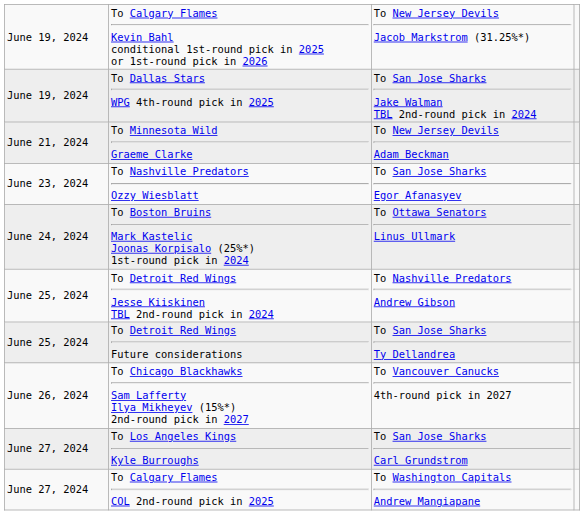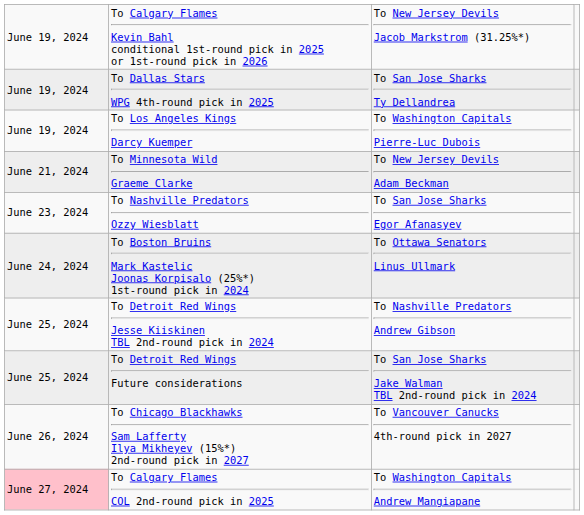(472, 96) To San Jose Sharks Jake Walman TBL 2nd-round pick in 2024 -> (472, 90) To San Jose Sharks Ty Dellandrea
+ row: (240, 131)
(472, 343) To San Jose Sharks Ty Dellandrea -> (472, 378) To San Jose Sharks Jake Walman TBL 2nd-round pick in 2024
- row: (240, 448)
(48, 489) no background -> (48, 489) pink background
